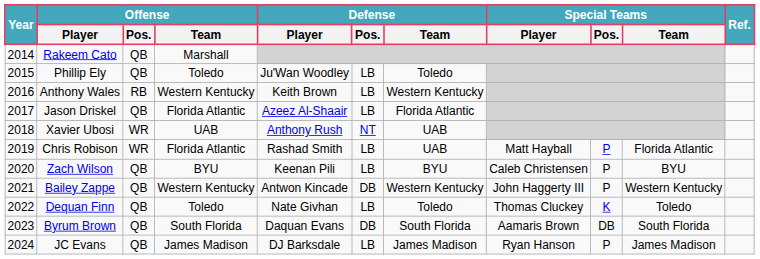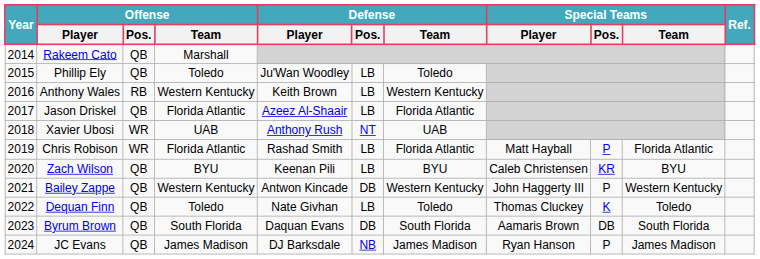(435, 150) UAB -> (435, 150) Florida Atlantic
(606, 169) P -> (606, 169) KR
(368, 245) LB -> (368, 245) NB
